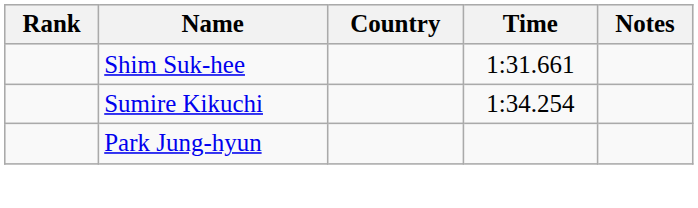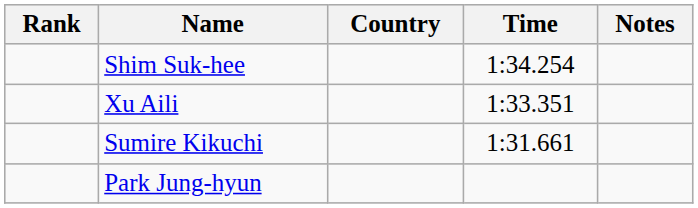(530, 63) 1:31.661 -> (530, 63) 1:34.254
+ row: (141, 103)
(530, 103) 1:34.254 -> (530, 143) 1:31.661
